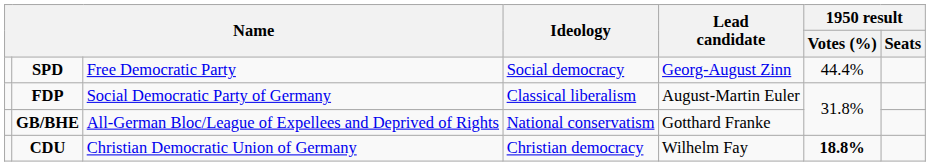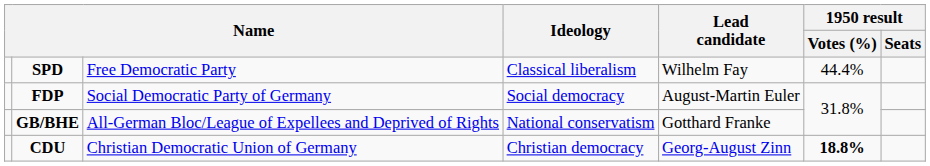(565, 69) Social democracy -> (571, 69) Classical liberalism
(727, 69) Georg-August Zinn -> (705, 69) Wilhelm Fay
(571, 95) Classical liberalism -> (565, 95) Social democracy
(705, 148) Wilhelm Fay -> (727, 148) Georg-August Zinn
